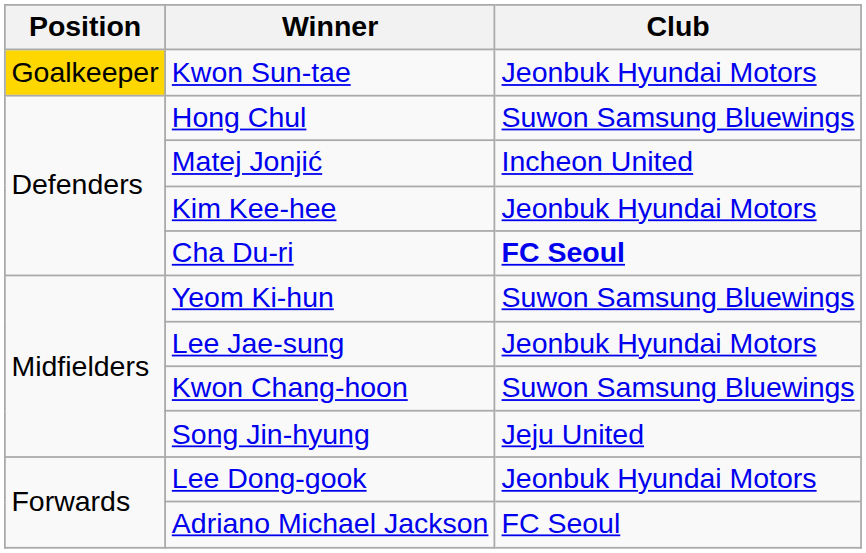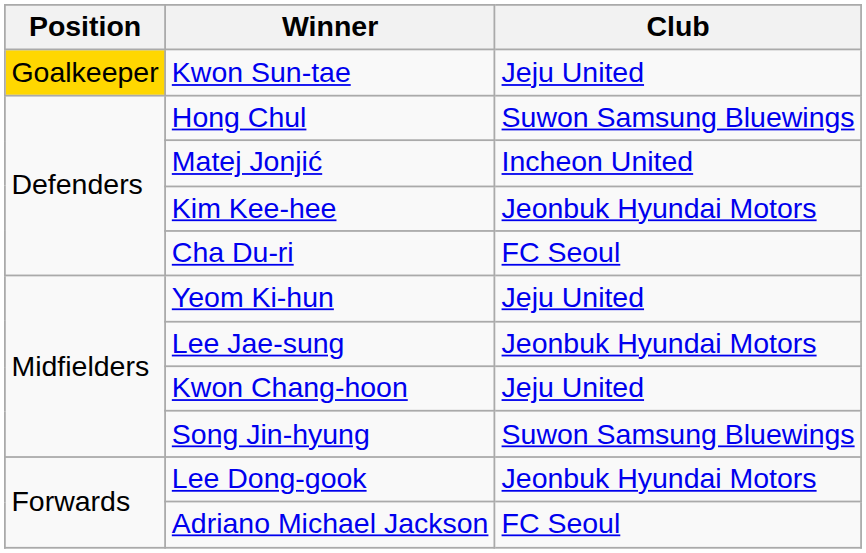(659, 72) Jeonbuk Hyundai Motors -> (573, 72) Jeju United
(563, 252) bold -> (561, 252) normal
(678, 298) Suwon Samsung Bluewings -> (573, 298) Jeju United
(678, 388) Suwon Samsung Bluewings -> (573, 388) Jeju United
(573, 433) Jeju United -> (678, 433) Suwon Samsung Bluewings
